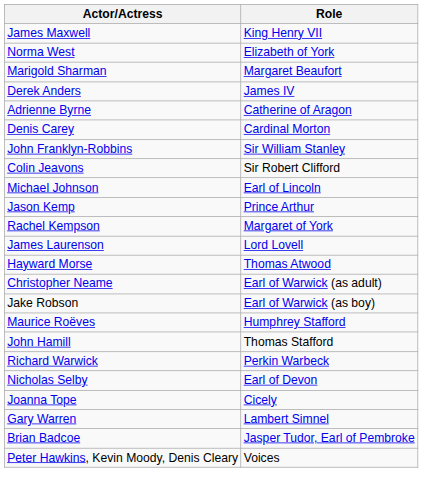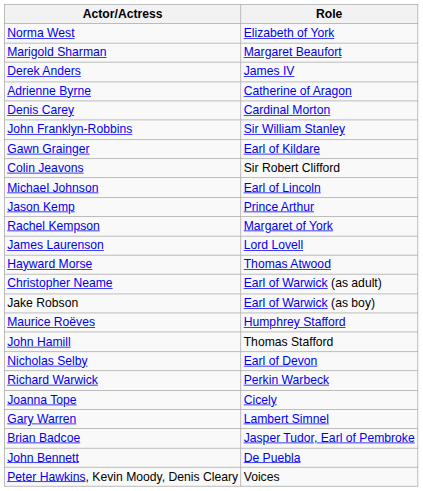- row: (49, 33)
+ row: (48, 149)
rows swapped: (47, 380) <-> (53, 361)
+ row: (43, 457)
